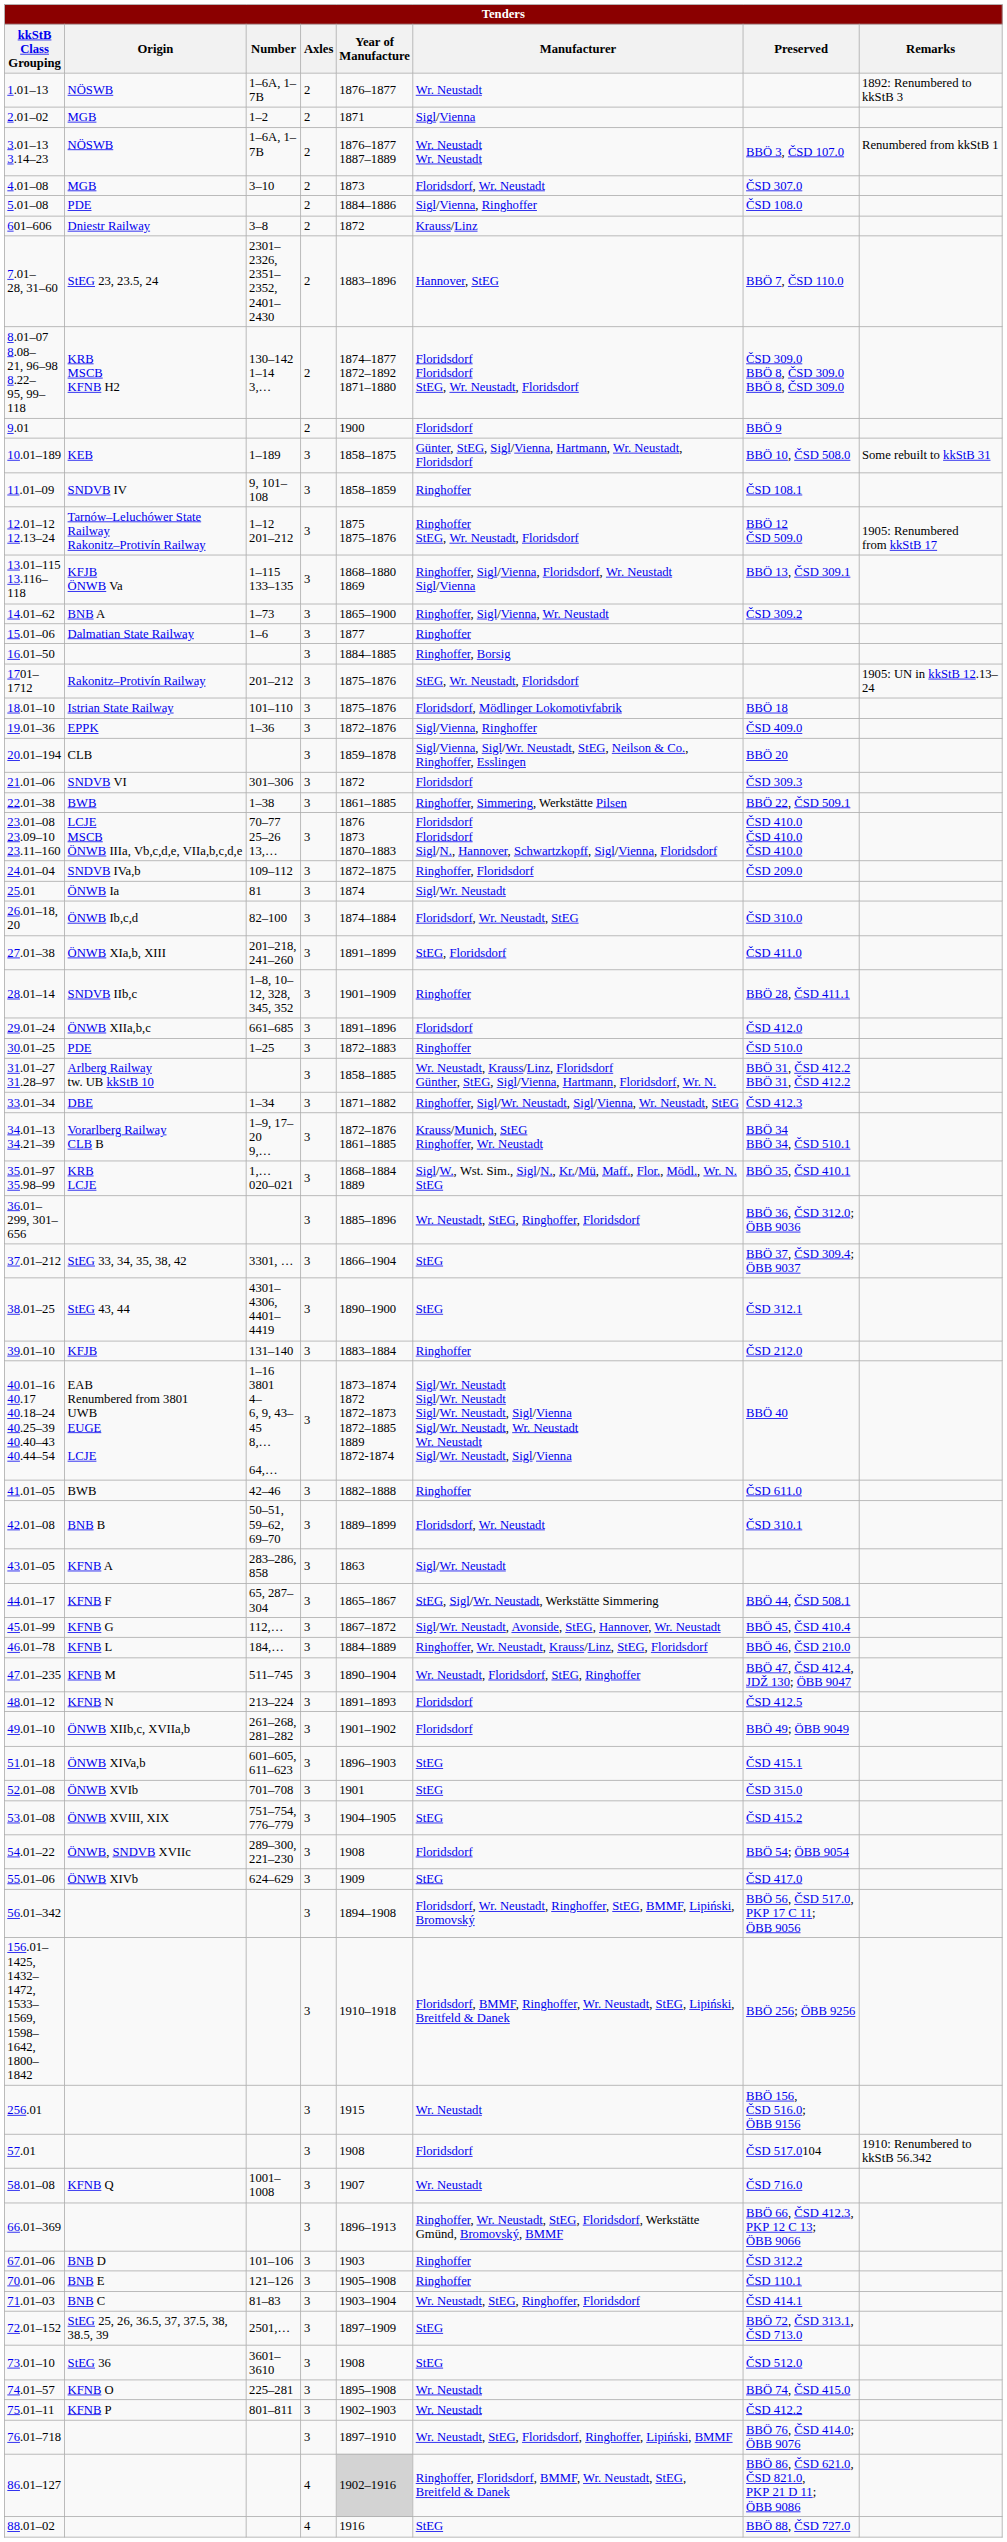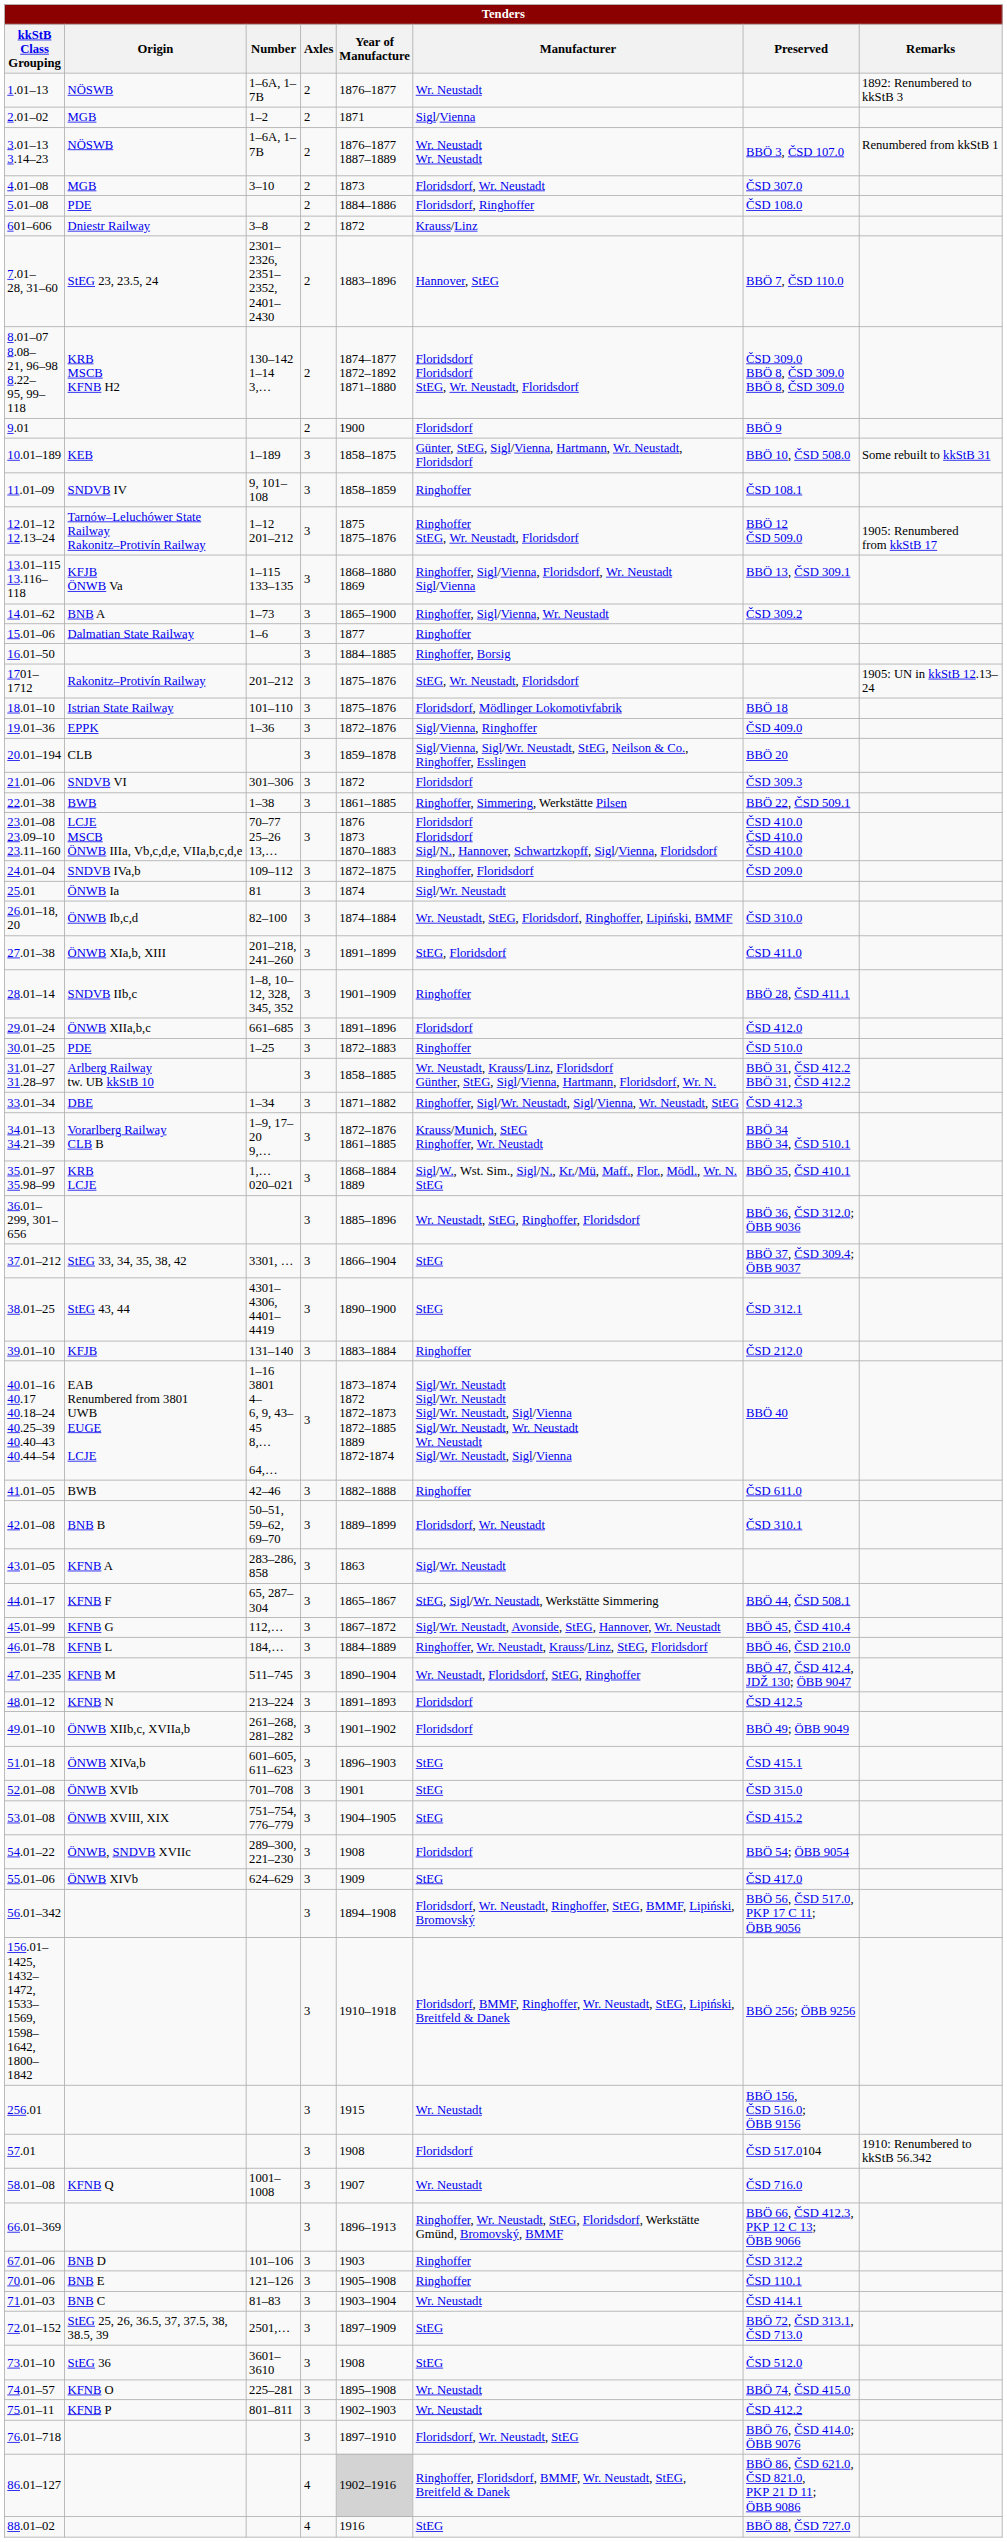(476, 205) Sigl/Vienna, Ringhoffer -> (475, 205) Floridsdorf, Ringhoffer
(497, 918) Floridsdorf, Wr. Neustadt, StEG -> (574, 918) Wr. Neustadt, StEG, Floridsdorf, Ringhoffer, Lipiński, BMMF
(528, 2301) Wr. Neustadt, StEG, Ringhoffer, Floridsdorf -> (449, 2301) Wr. Neustadt
(574, 2437) Wr. Neustadt, StEG, Floridsdorf, Ringhoffer, Lipiński, BMMF -> (497, 2437) Floridsdorf, Wr. Neustadt, StEG
